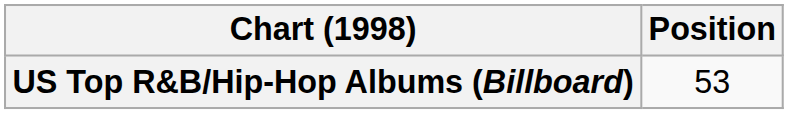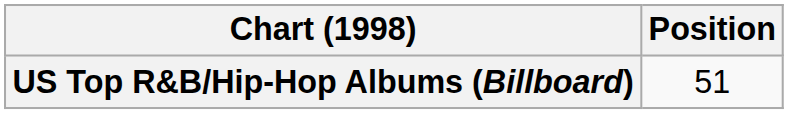(712, 81) 53 -> (712, 81) 51
